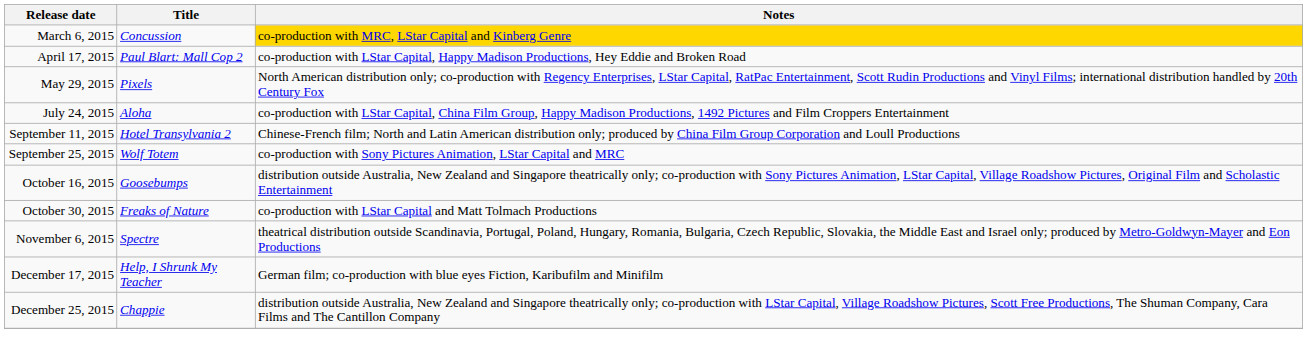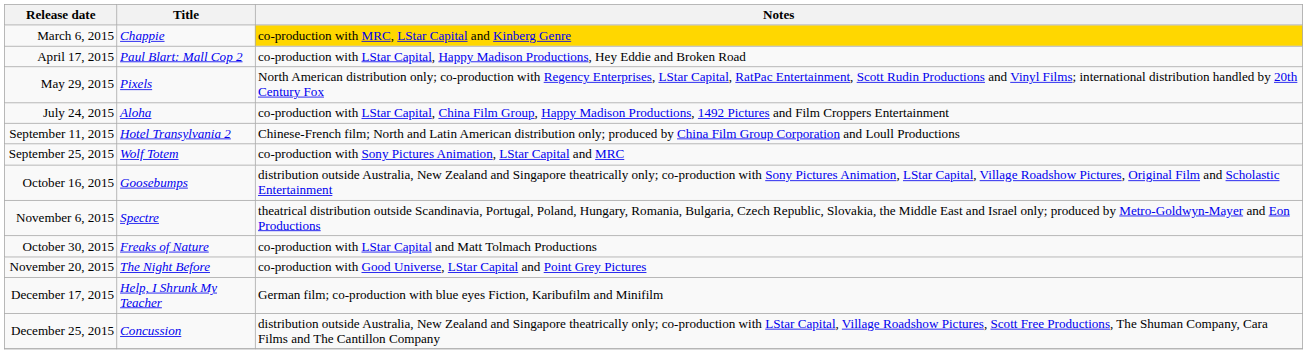(151, 35) Concussion -> (142, 35) Chappie
rows swapped: (68, 210) <-> (65, 239)
+ row: (62, 267)
(142, 310) Chappie -> (151, 331) Concussion
